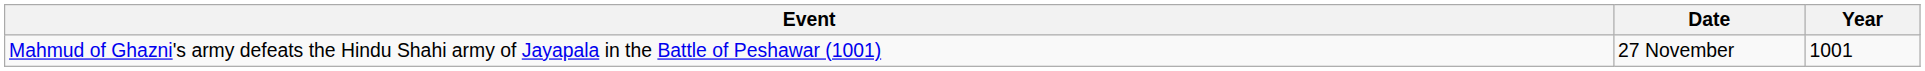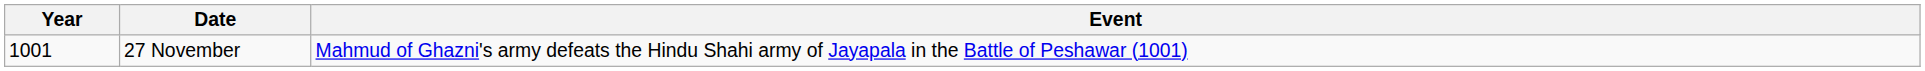columns swapped: (1863, 19) <-> (809, 19)
